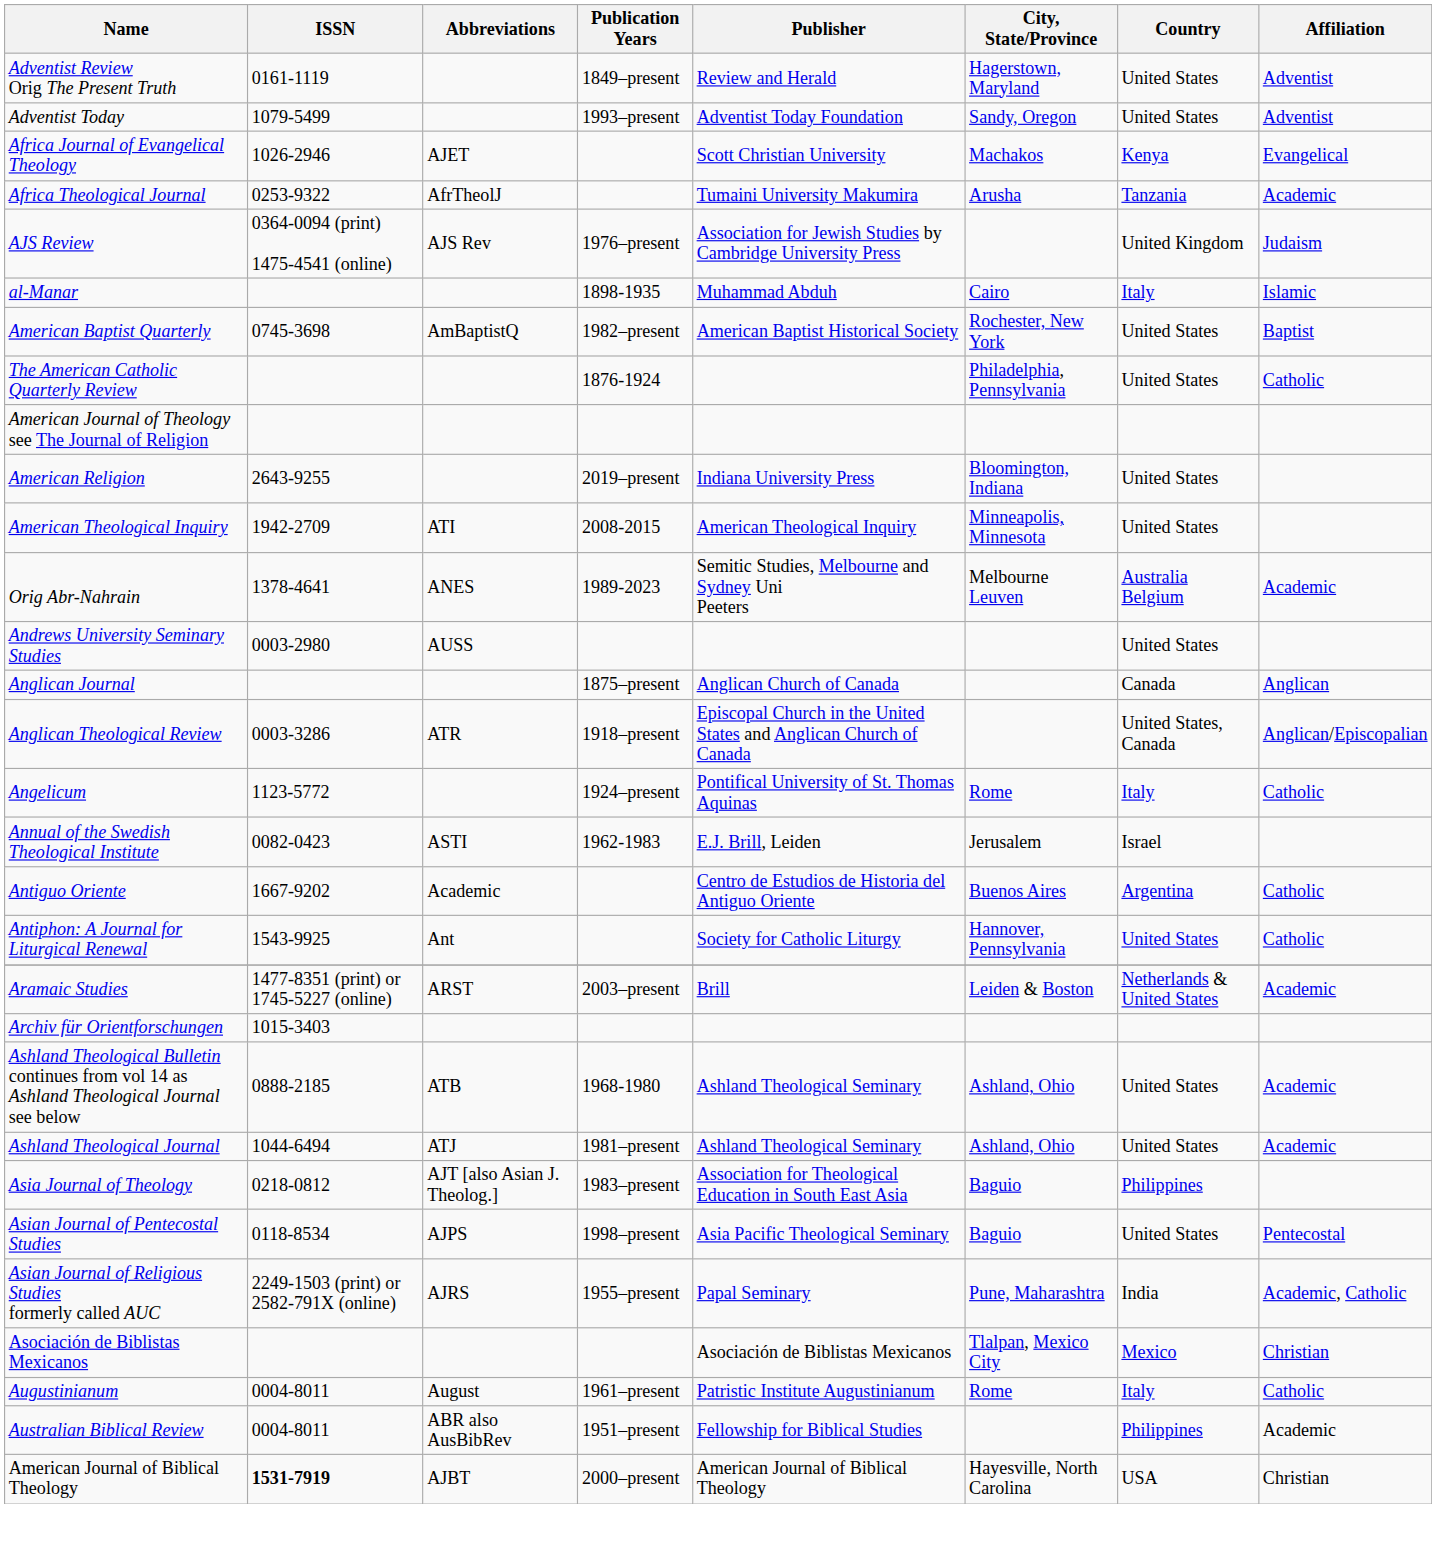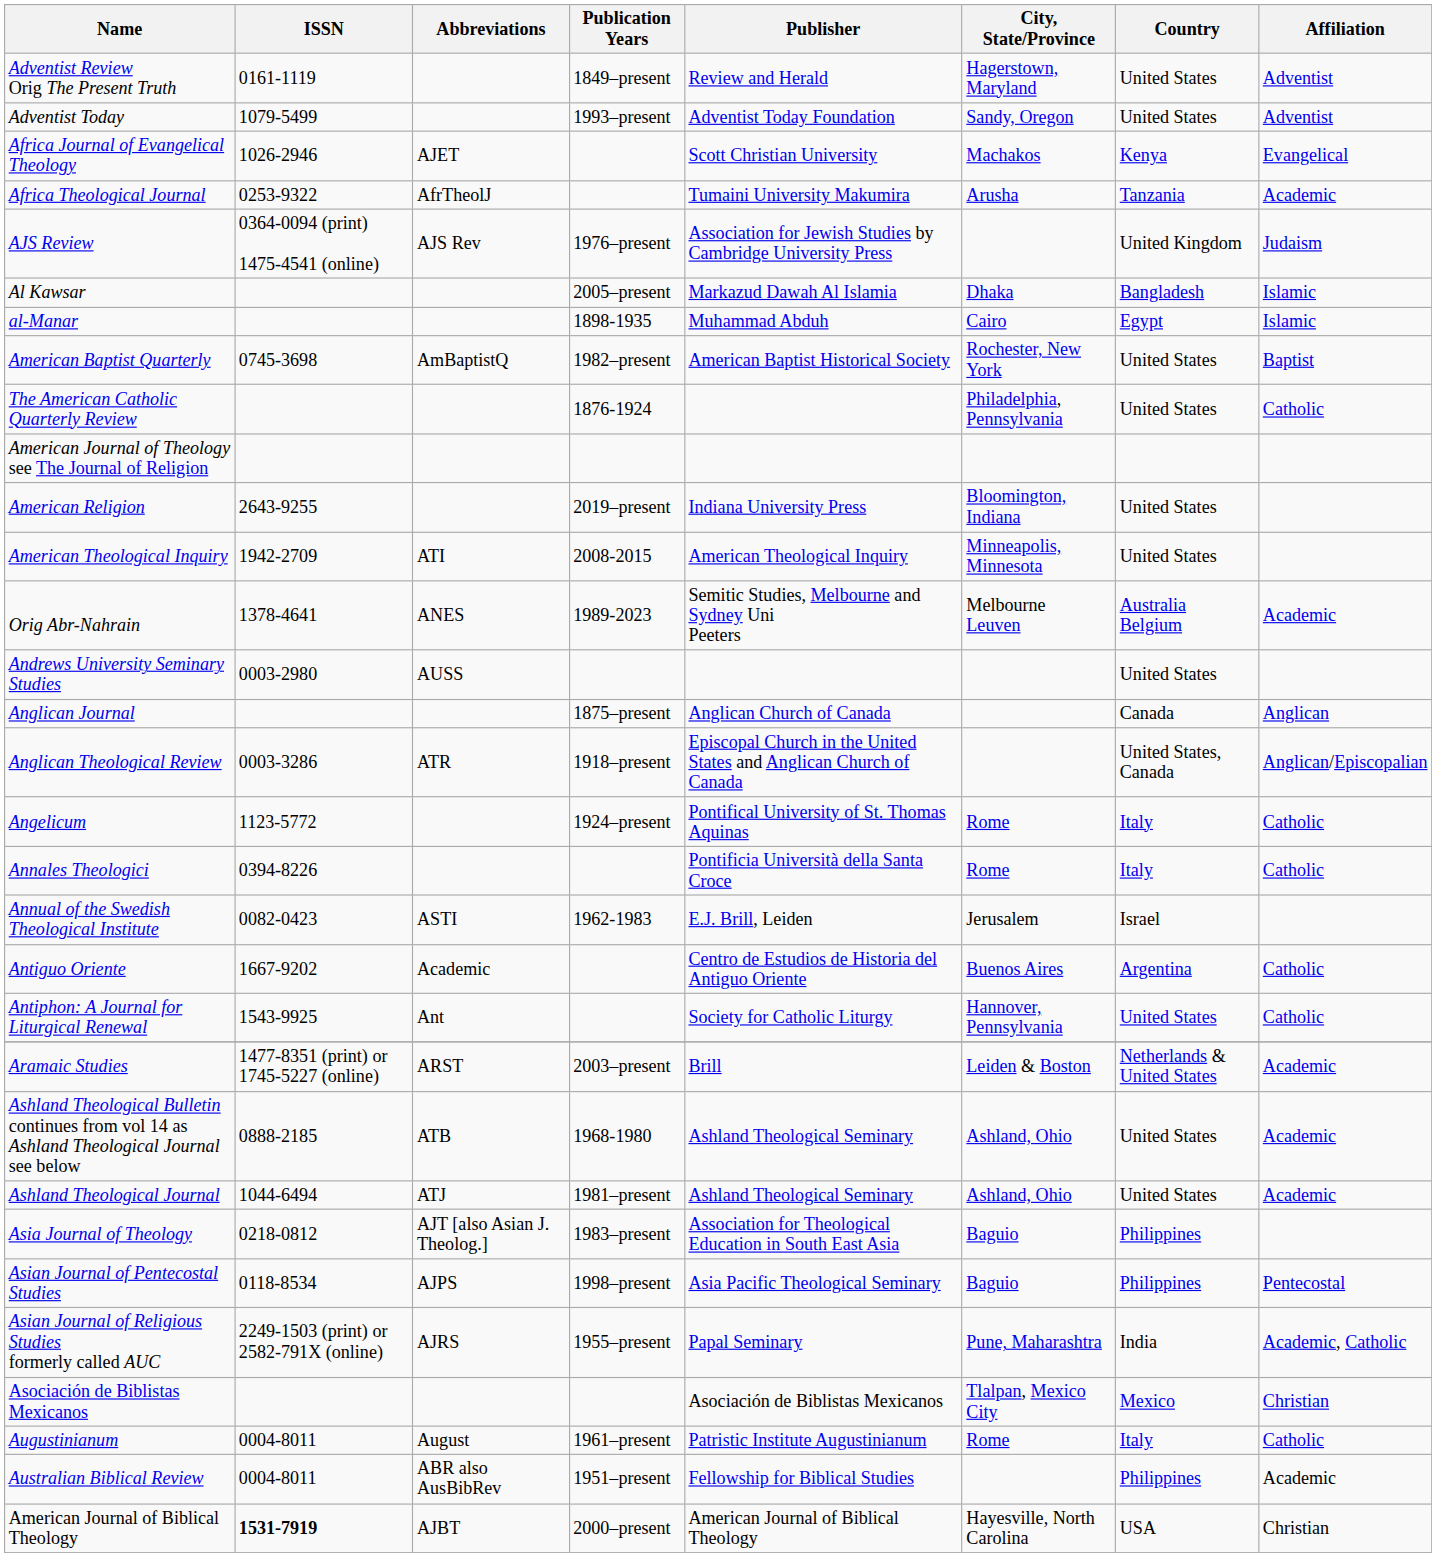+ row: (47, 292)
(1138, 292) Italy -> (1141, 321) Egypt
+ row: (79, 870)
- row: (116, 1027)
(1170, 1234) United States -> (1160, 1283) Philippines
